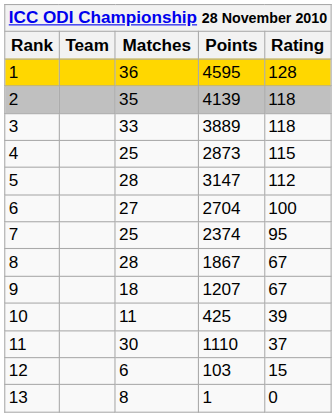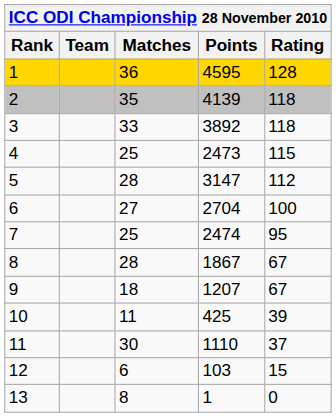(222, 126) 3889 -> (222, 126) 3892
(222, 153) 2873 -> (222, 153) 2473
(222, 235) 2374 -> (222, 235) 2474
